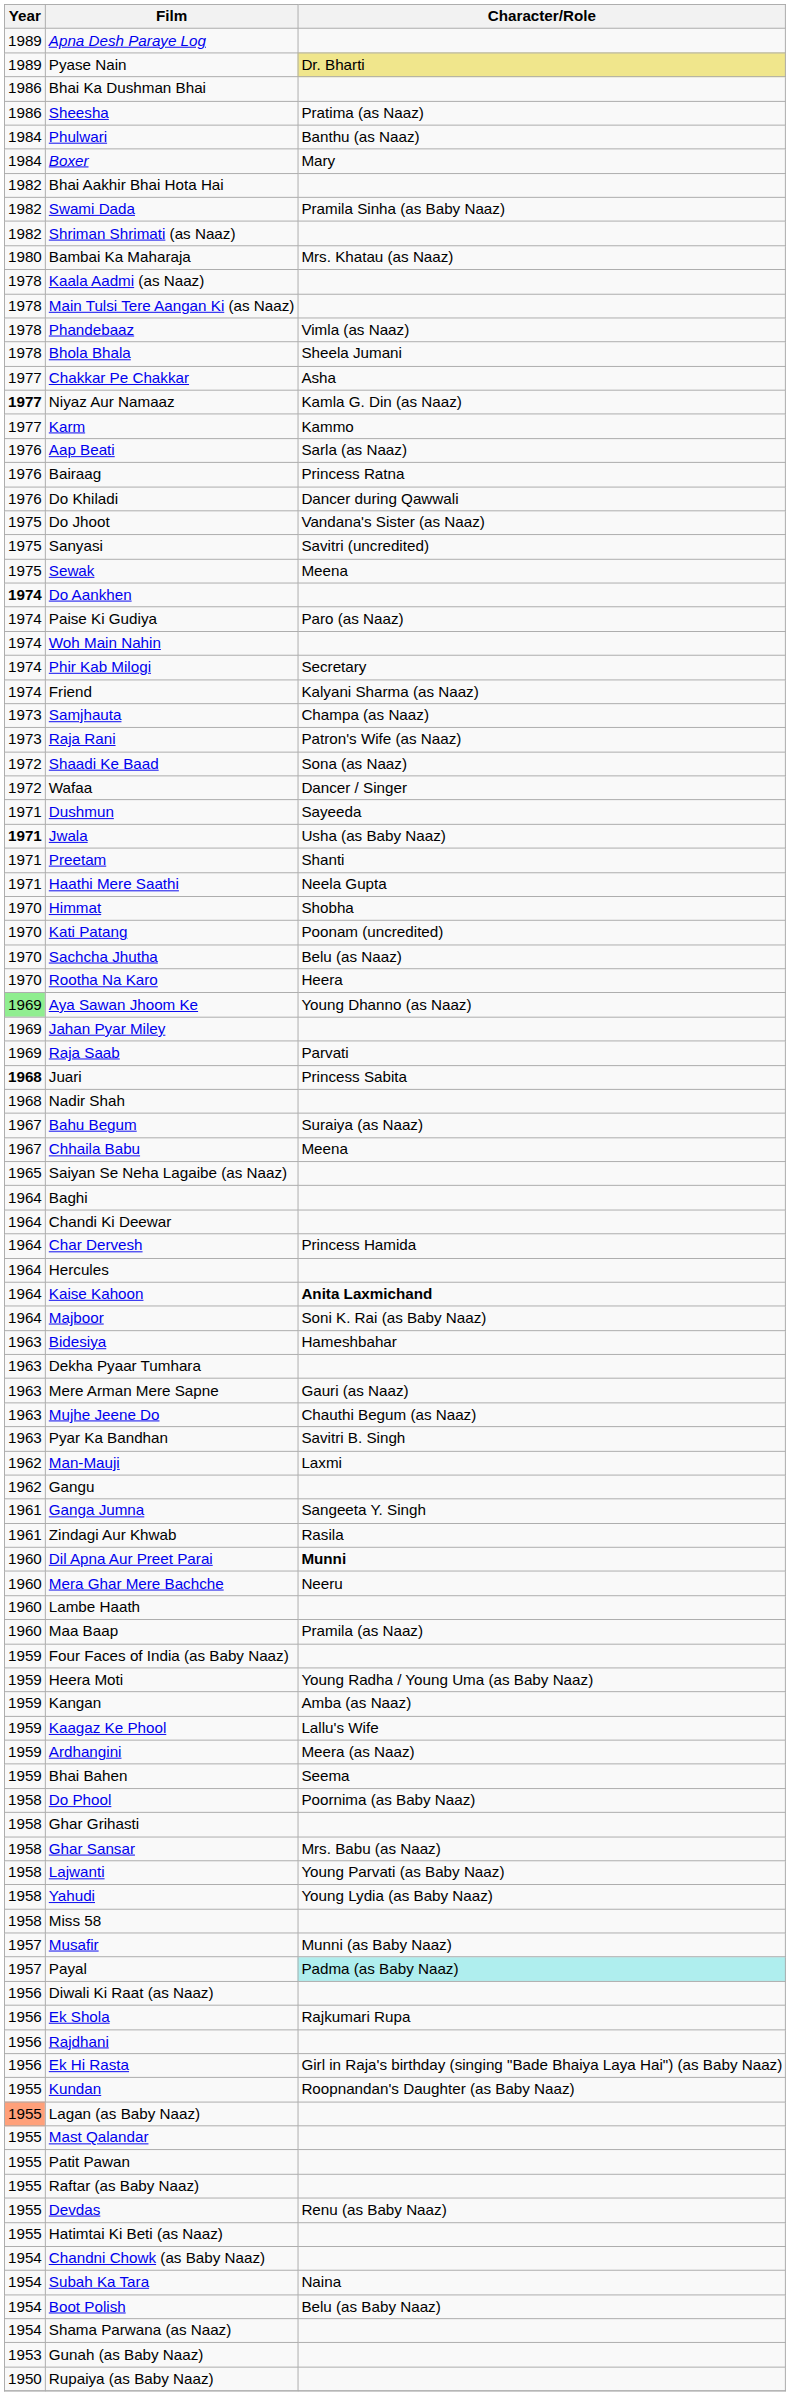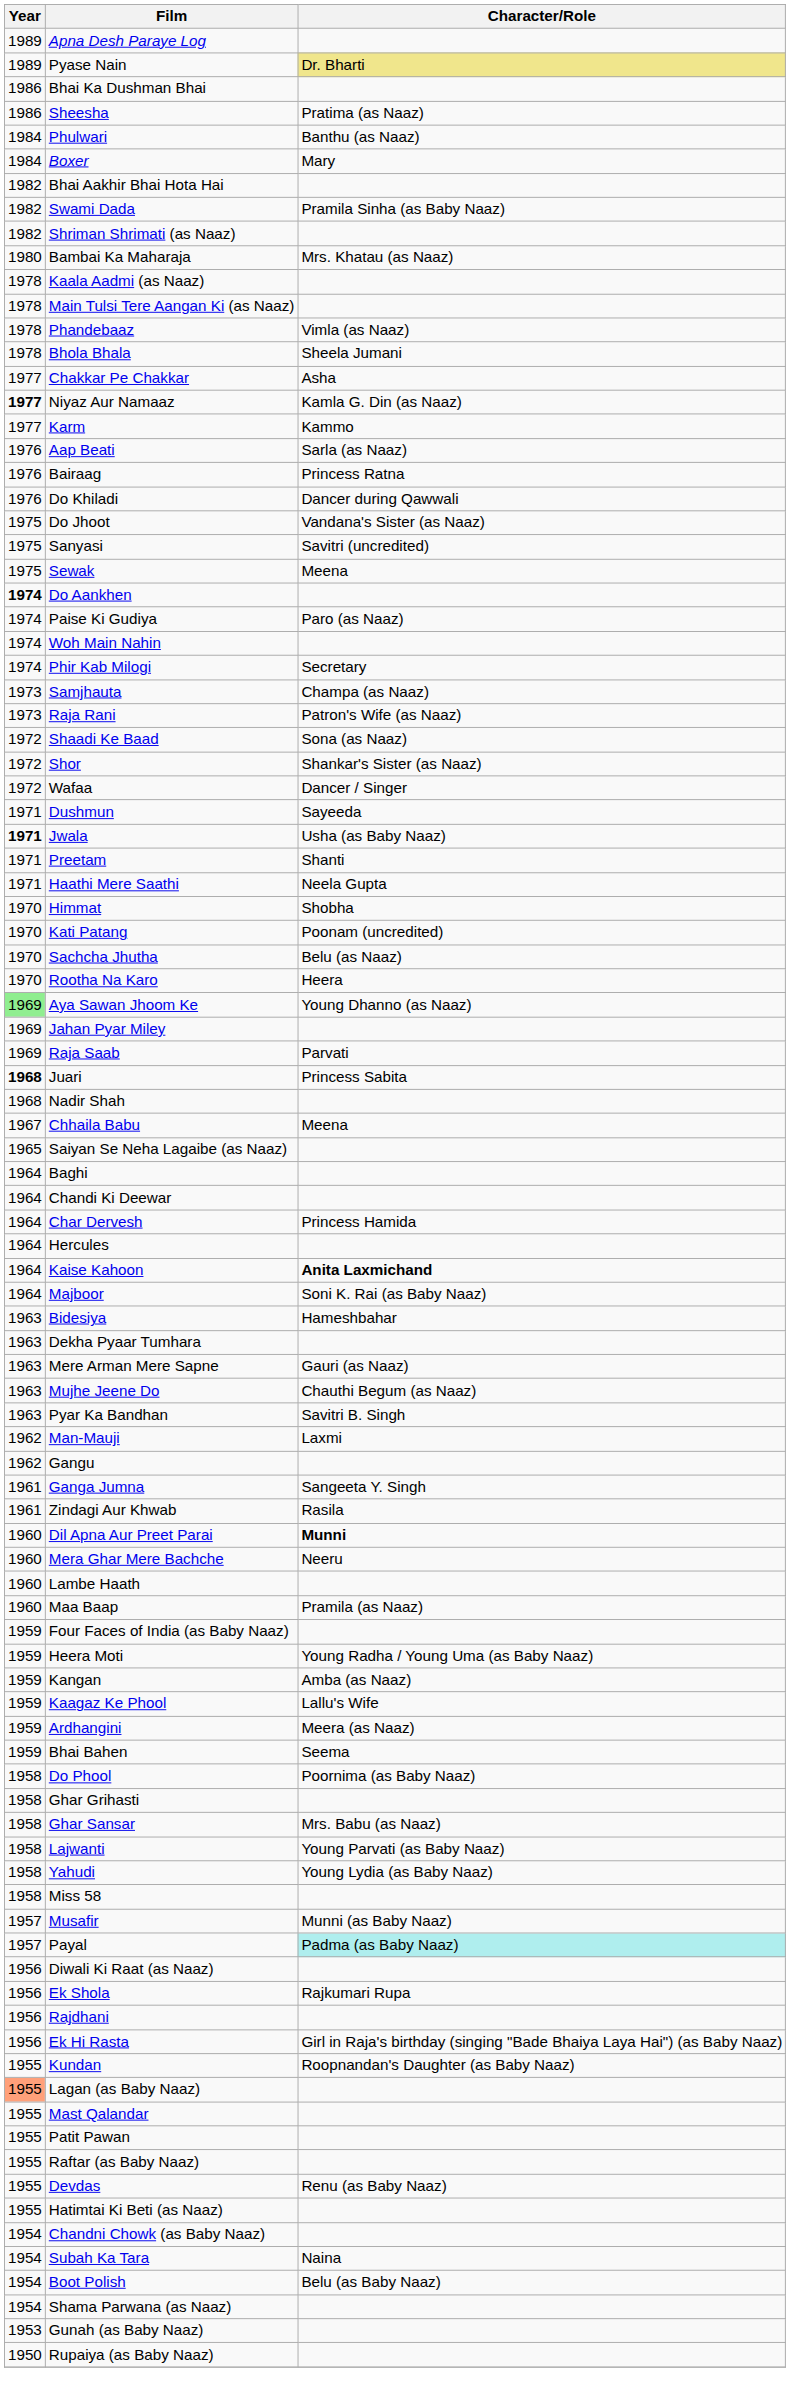- row: (70, 691)
+ row: (65, 763)
- row: (93, 1125)
